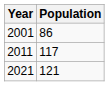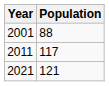(46, 33) 86 -> (46, 33) 88
